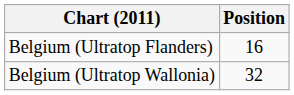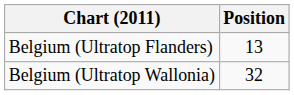(254, 47) 16 -> (254, 47) 13
